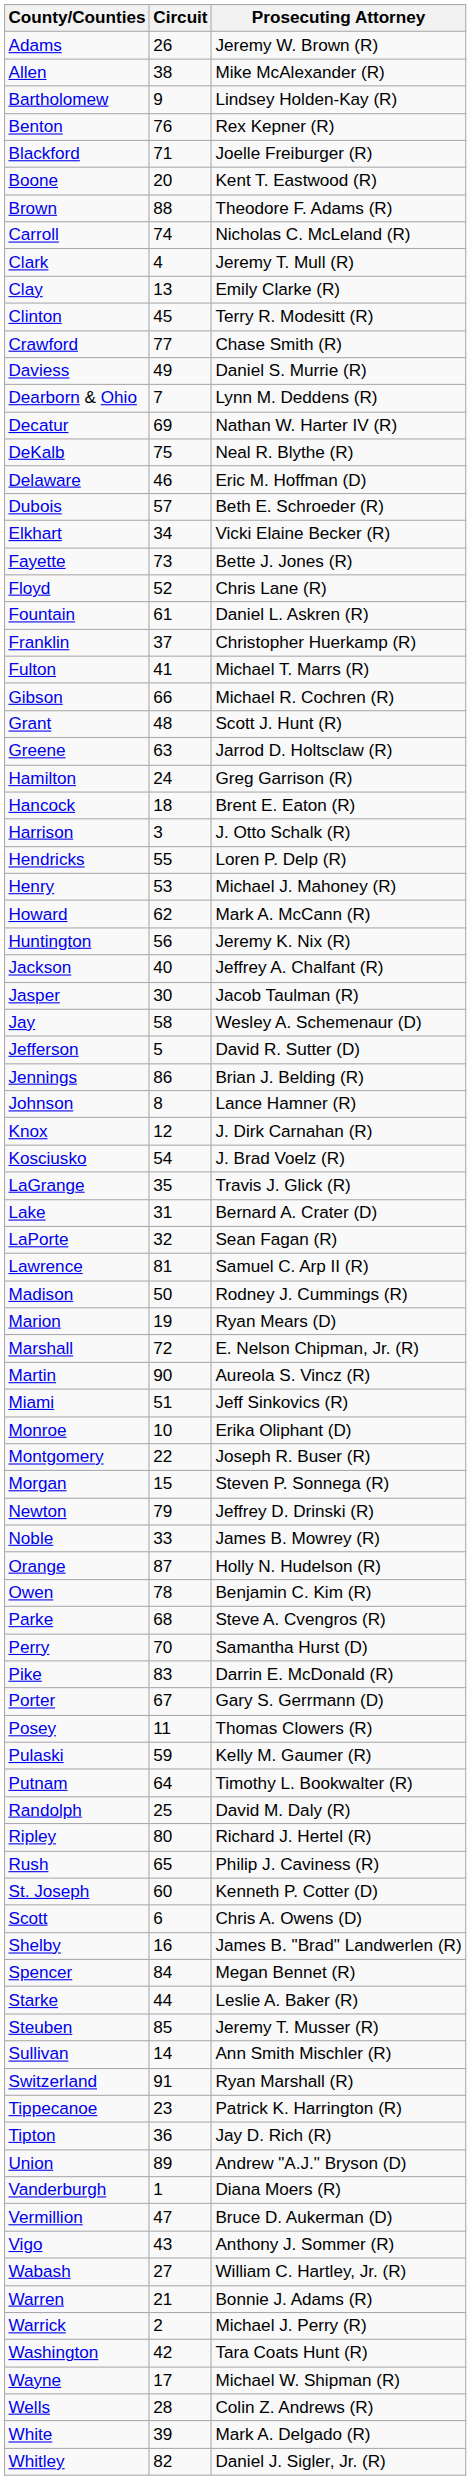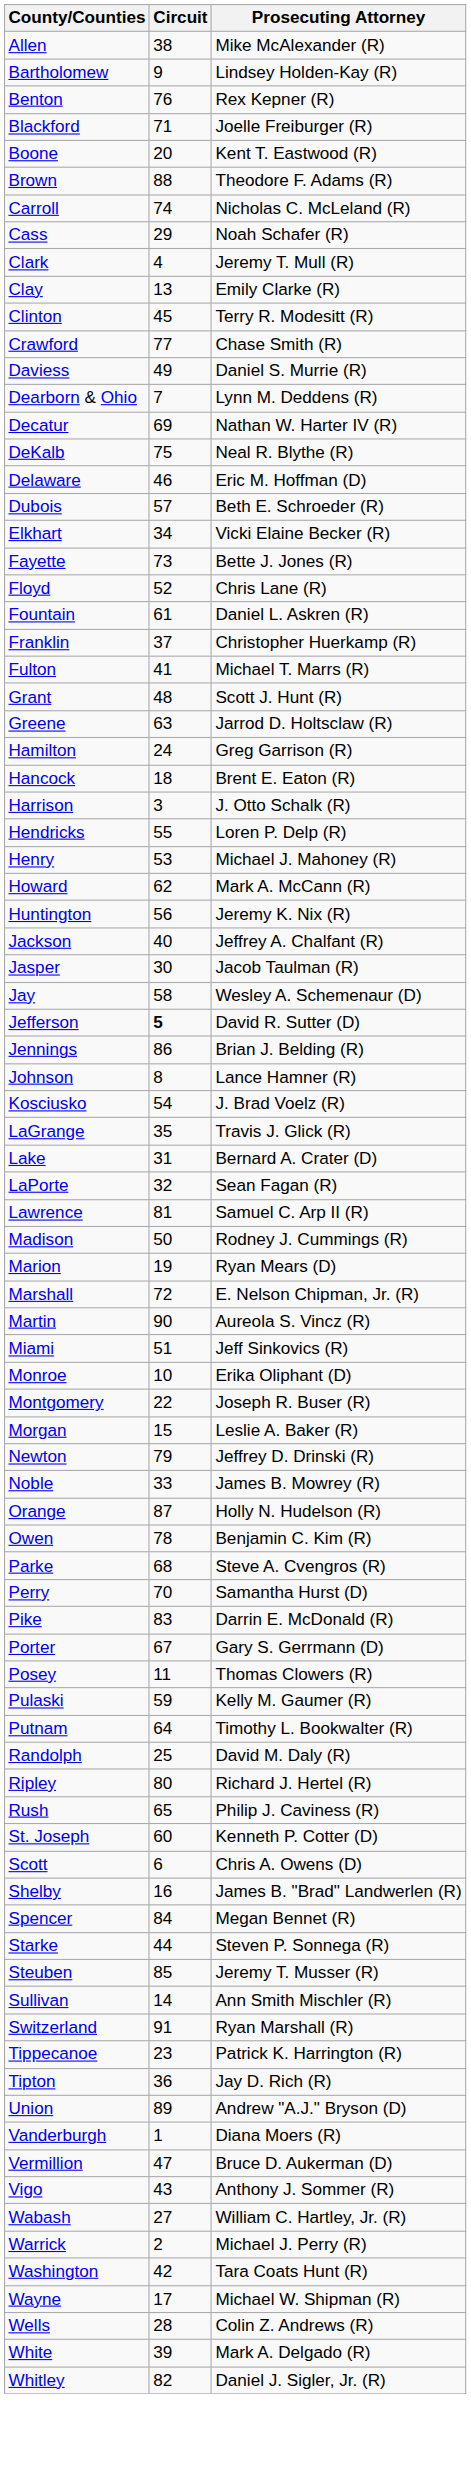- row: (35, 45)
+ row: (28, 235)
- row: (36, 696)
(158, 1049) normal -> (158, 1022) bold
- row: (28, 1131)
(302, 1484) Steven P. Sonnega (R) -> (287, 1429) Leslie A. Baker (R)
(287, 2000) Leslie A. Baker (R) -> (302, 1945) Steven P. Sonnega (R)
- row: (36, 2298)
